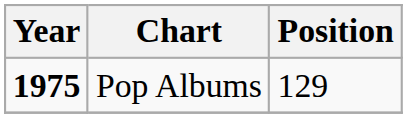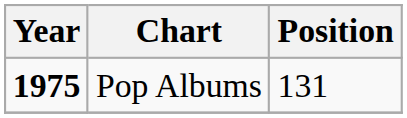(303, 84) 129 -> (303, 84) 131
